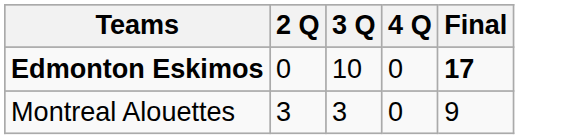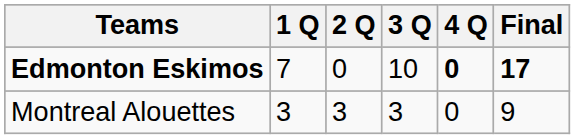+ column: (298, 25)
(396, 68) normal -> (452, 68) bold
